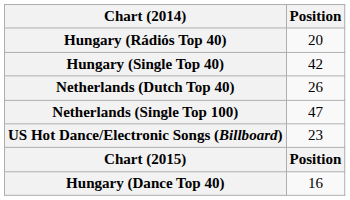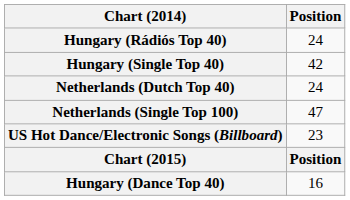(315, 40) 20 -> (315, 40) 24
(315, 87) 26 -> (315, 87) 24
